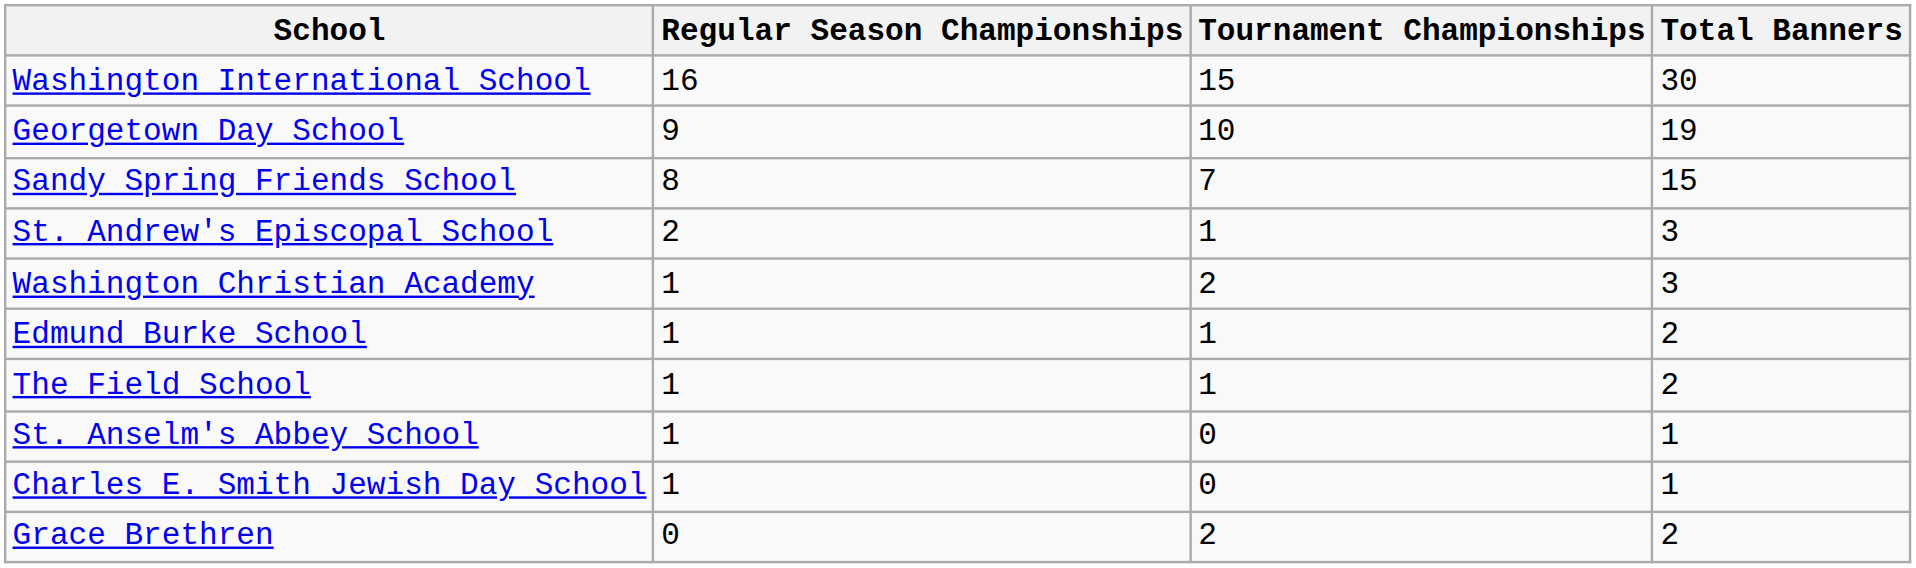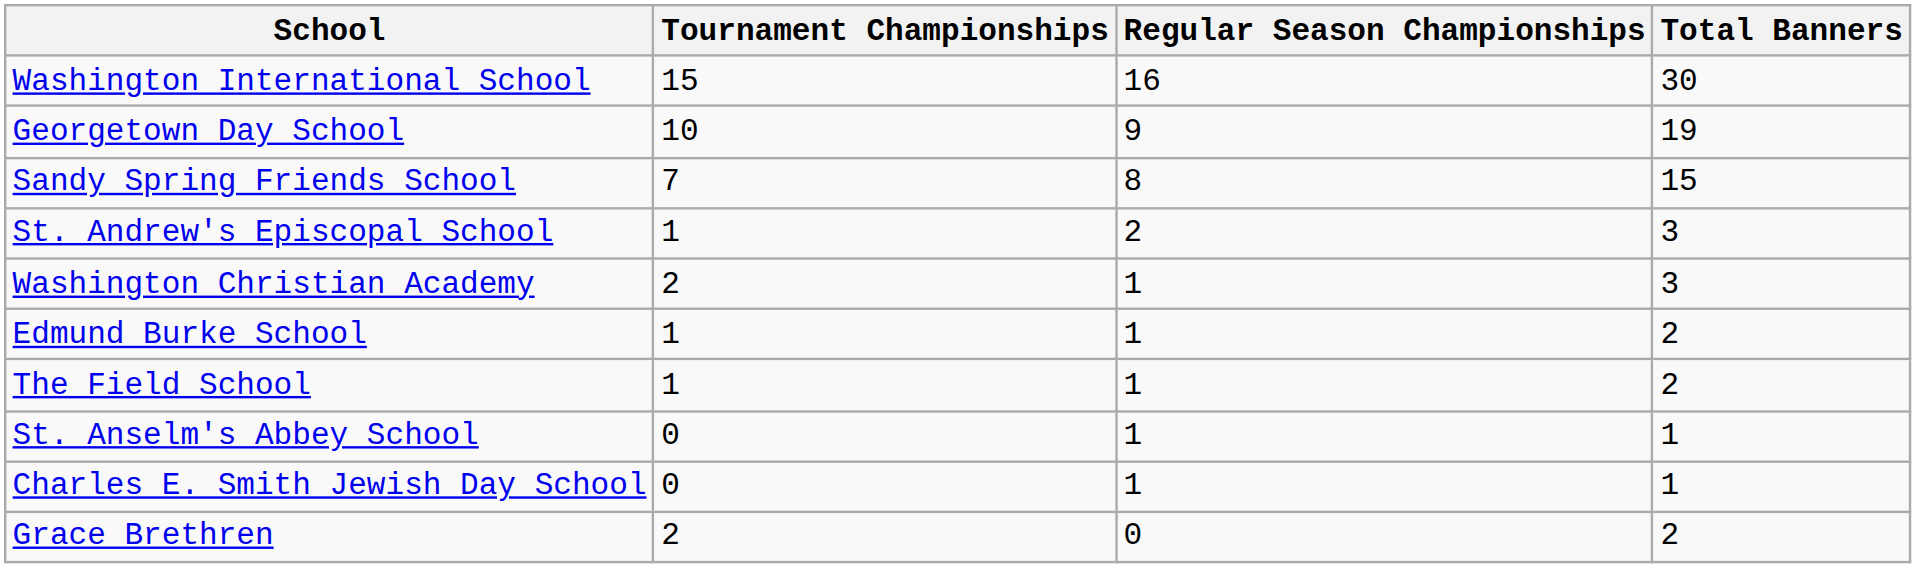columns swapped: (922, 31) <-> (1422, 31)
